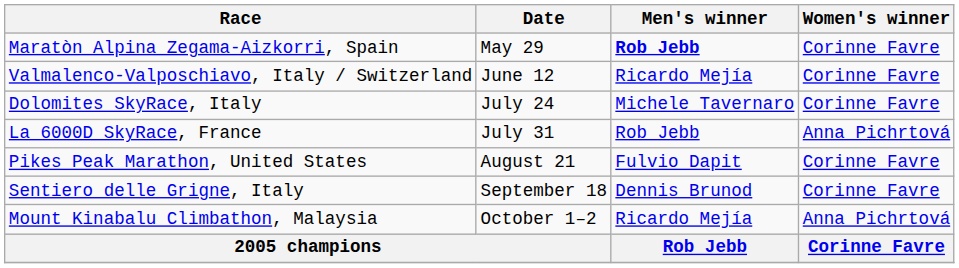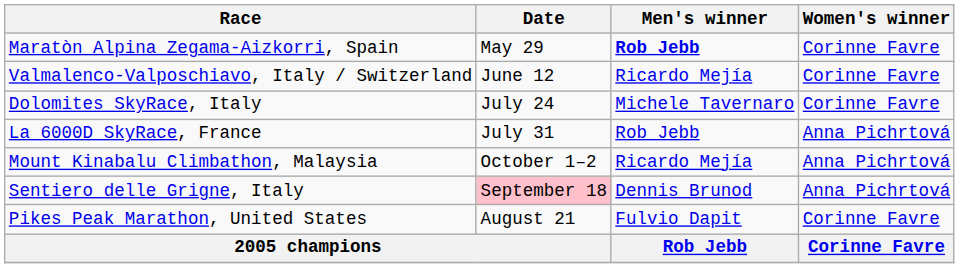rows swapped: (188, 162) <-> (193, 219)
(544, 191) no background -> (544, 191) pink background
(871, 191) Corinne Favre -> (876, 191) Anna Pichrtová
